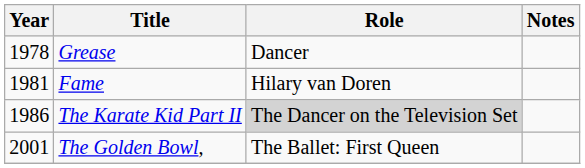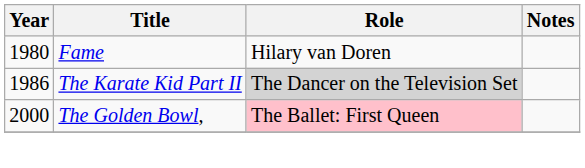- row: (87, 52)
(29, 83) 1981 -> (29, 52) 1980
(29, 147) 2001 -> (29, 115) 2000
(345, 147) no background -> (345, 115) pink background
